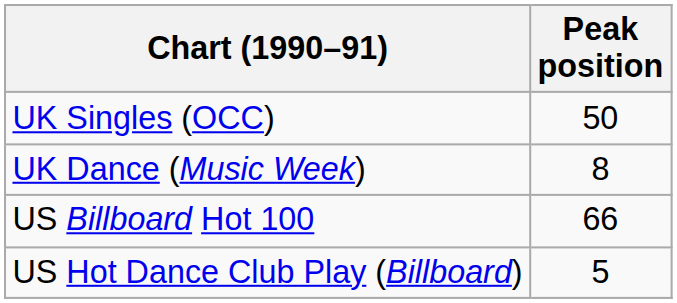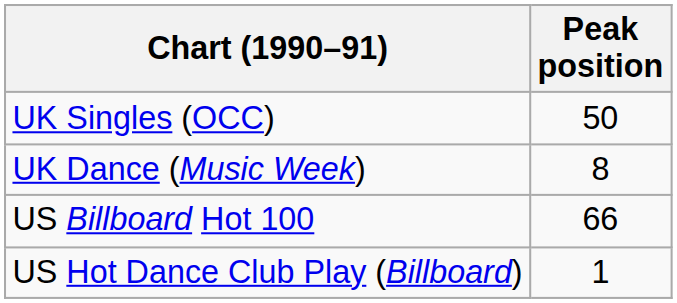(600, 271) 5 -> (600, 271) 1
